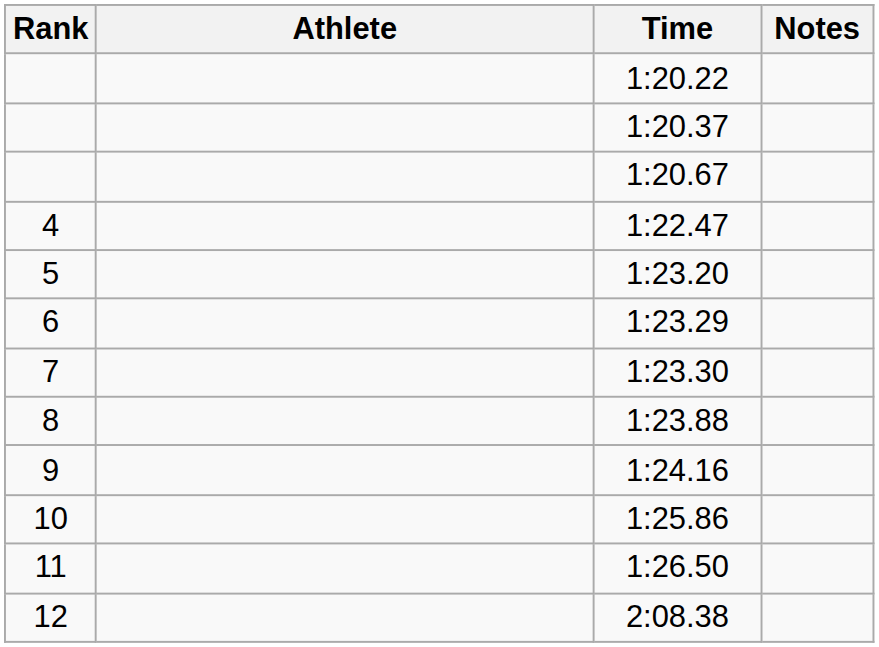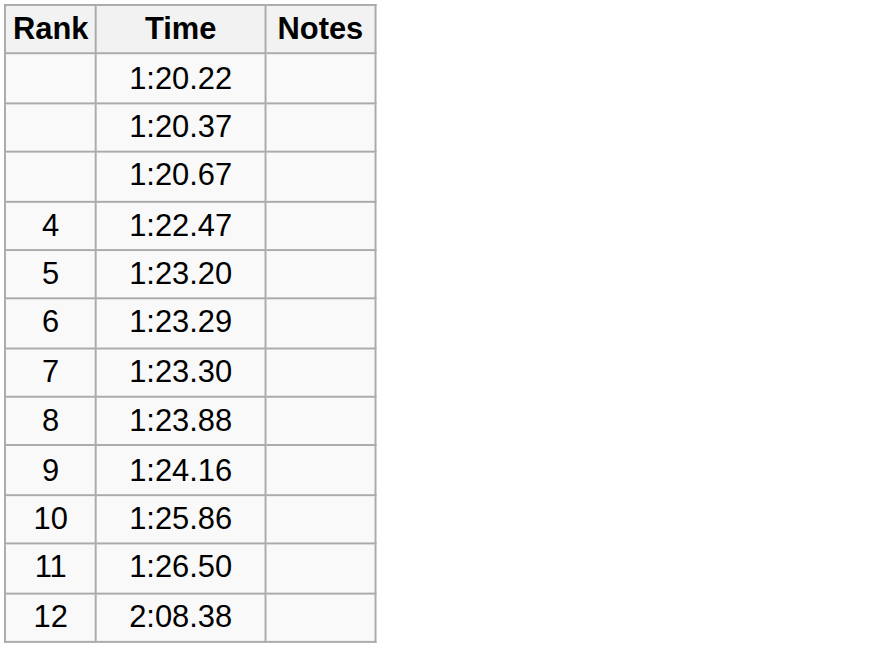- column: (345, 28)
